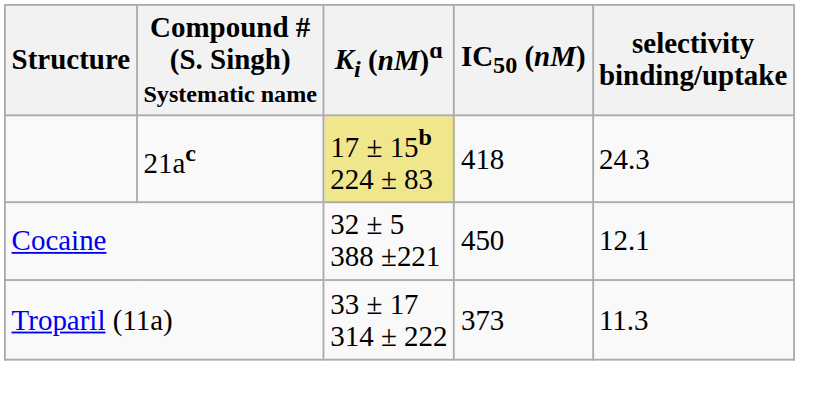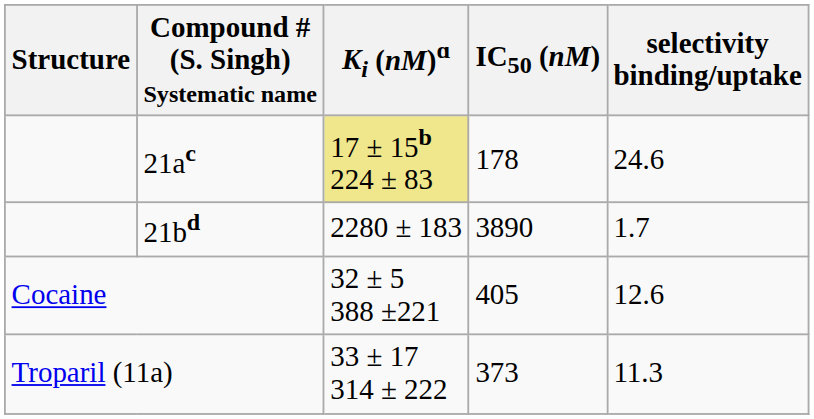(483, 158) 418 -> (497, 158) 178
(624, 158) 24.3 -> (639, 158) 24.6
+ row: (172, 228)
(483, 241) 450 -> (497, 294) 405
(624, 241) 12.1 -> (639, 294) 12.6
